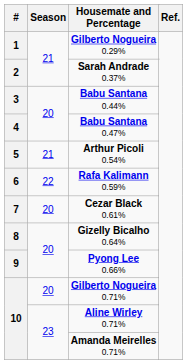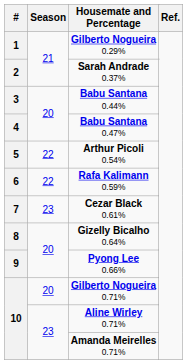(48, 154) 21 -> (48, 154) 22
(48, 209) 20 -> (48, 209) 23
